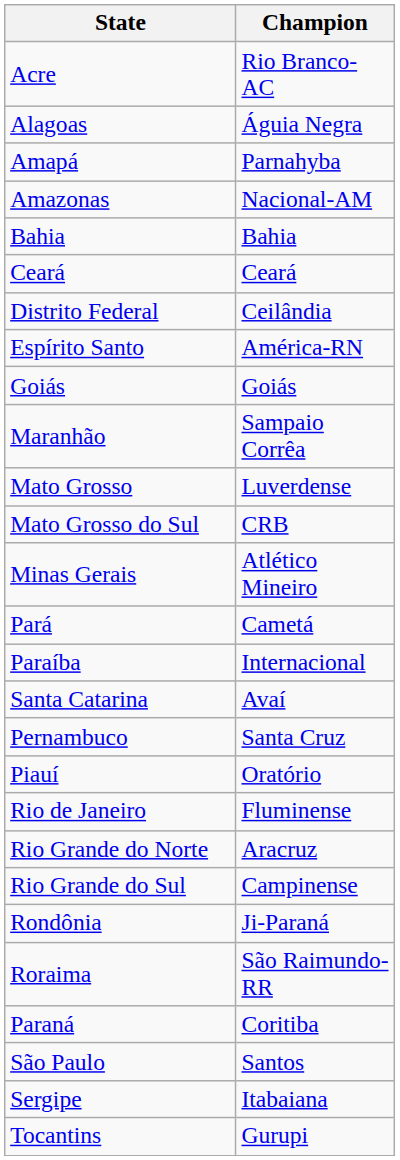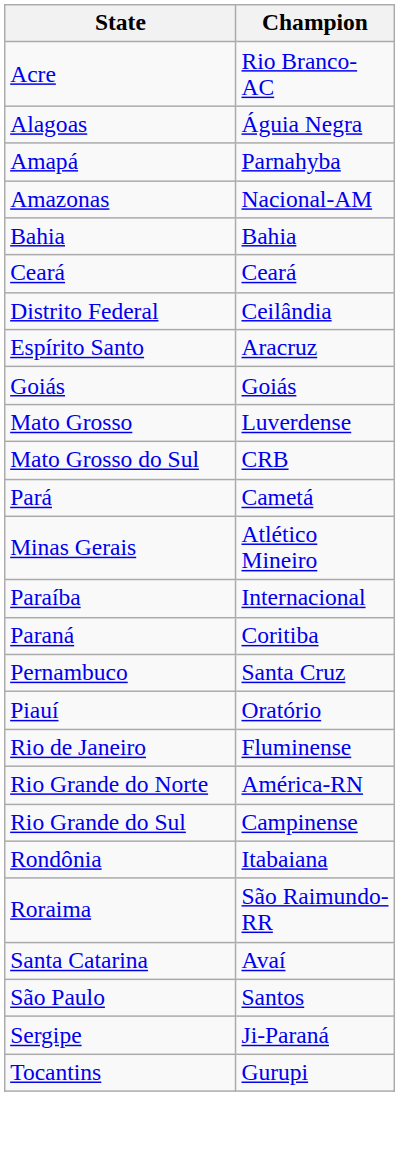(302, 348) América-RN -> (279, 348) Aracruz
- row: (58, 435)
rows swapped: (73, 574) <-> (31, 624)
rows swapped: (42, 1024) <-> (79, 699)
(279, 848) Aracruz -> (302, 784) América-RN
(285, 923) Ji-Paraná -> (285, 859) Itabaiana
(285, 1098) Itabaiana -> (285, 1035) Ji-Paraná
